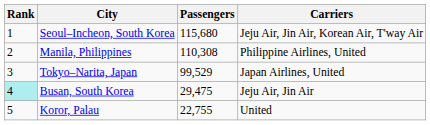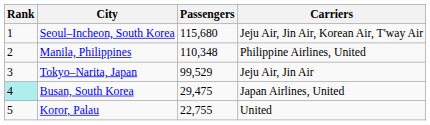(199, 52) 110,308 -> (199, 52) 110,348
(292, 72) Japan Airlines, United -> (277, 72) Jeju Air, Jin Air
(277, 91) Jeju Air, Jin Air -> (292, 91) Japan Airlines, United
